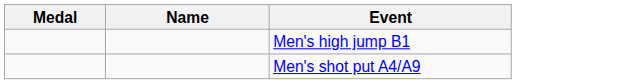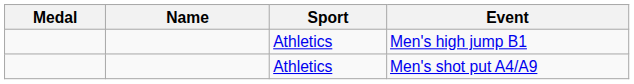+ column: (328, 17)
